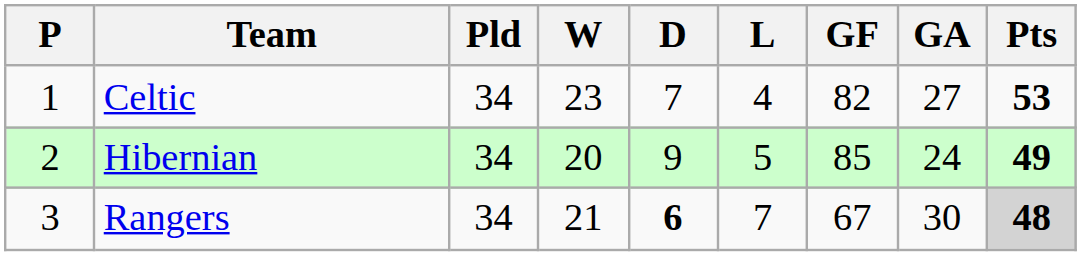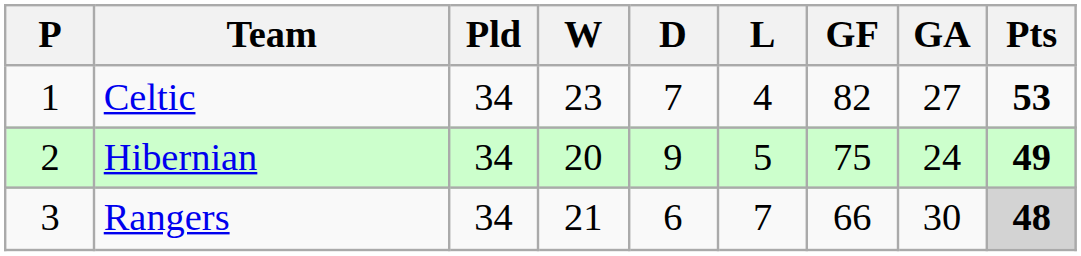(852, 156) 85 -> (852, 156) 75
(673, 217) bold -> (673, 217) normal
(852, 217) 67 -> (852, 217) 66
